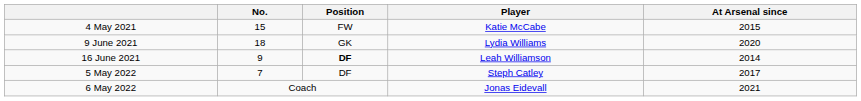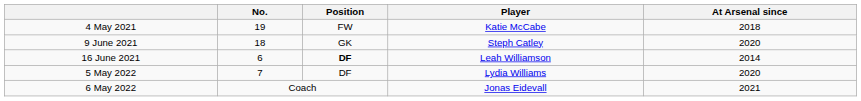(260, 27) 15 -> (260, 27) 19
(750, 27) 2015 -> (750, 27) 2018
(515, 42) Lydia Williams -> (515, 42) Steph Catley
(260, 57) 9 -> (260, 57) 6
(515, 72) Steph Catley -> (515, 72) Lydia Williams
(750, 72) 2017 -> (750, 72) 2020
